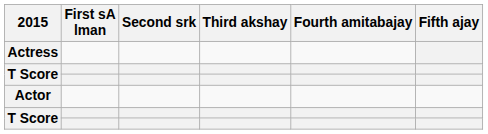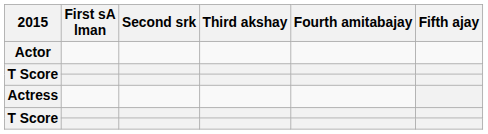rows swapped: (33, 96) <-> (33, 52)
